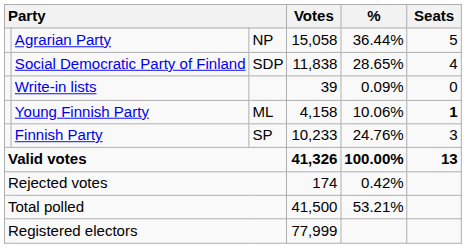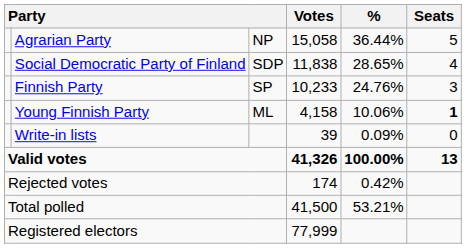rows swapped: (59, 135) <-> (56, 87)
